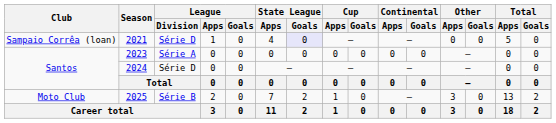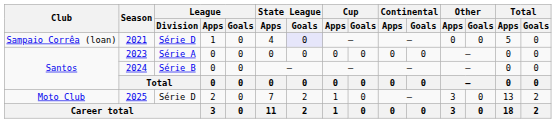(177, 68) Série D -> (177, 68) Série B
(177, 97) Série B -> (177, 97) Série D
